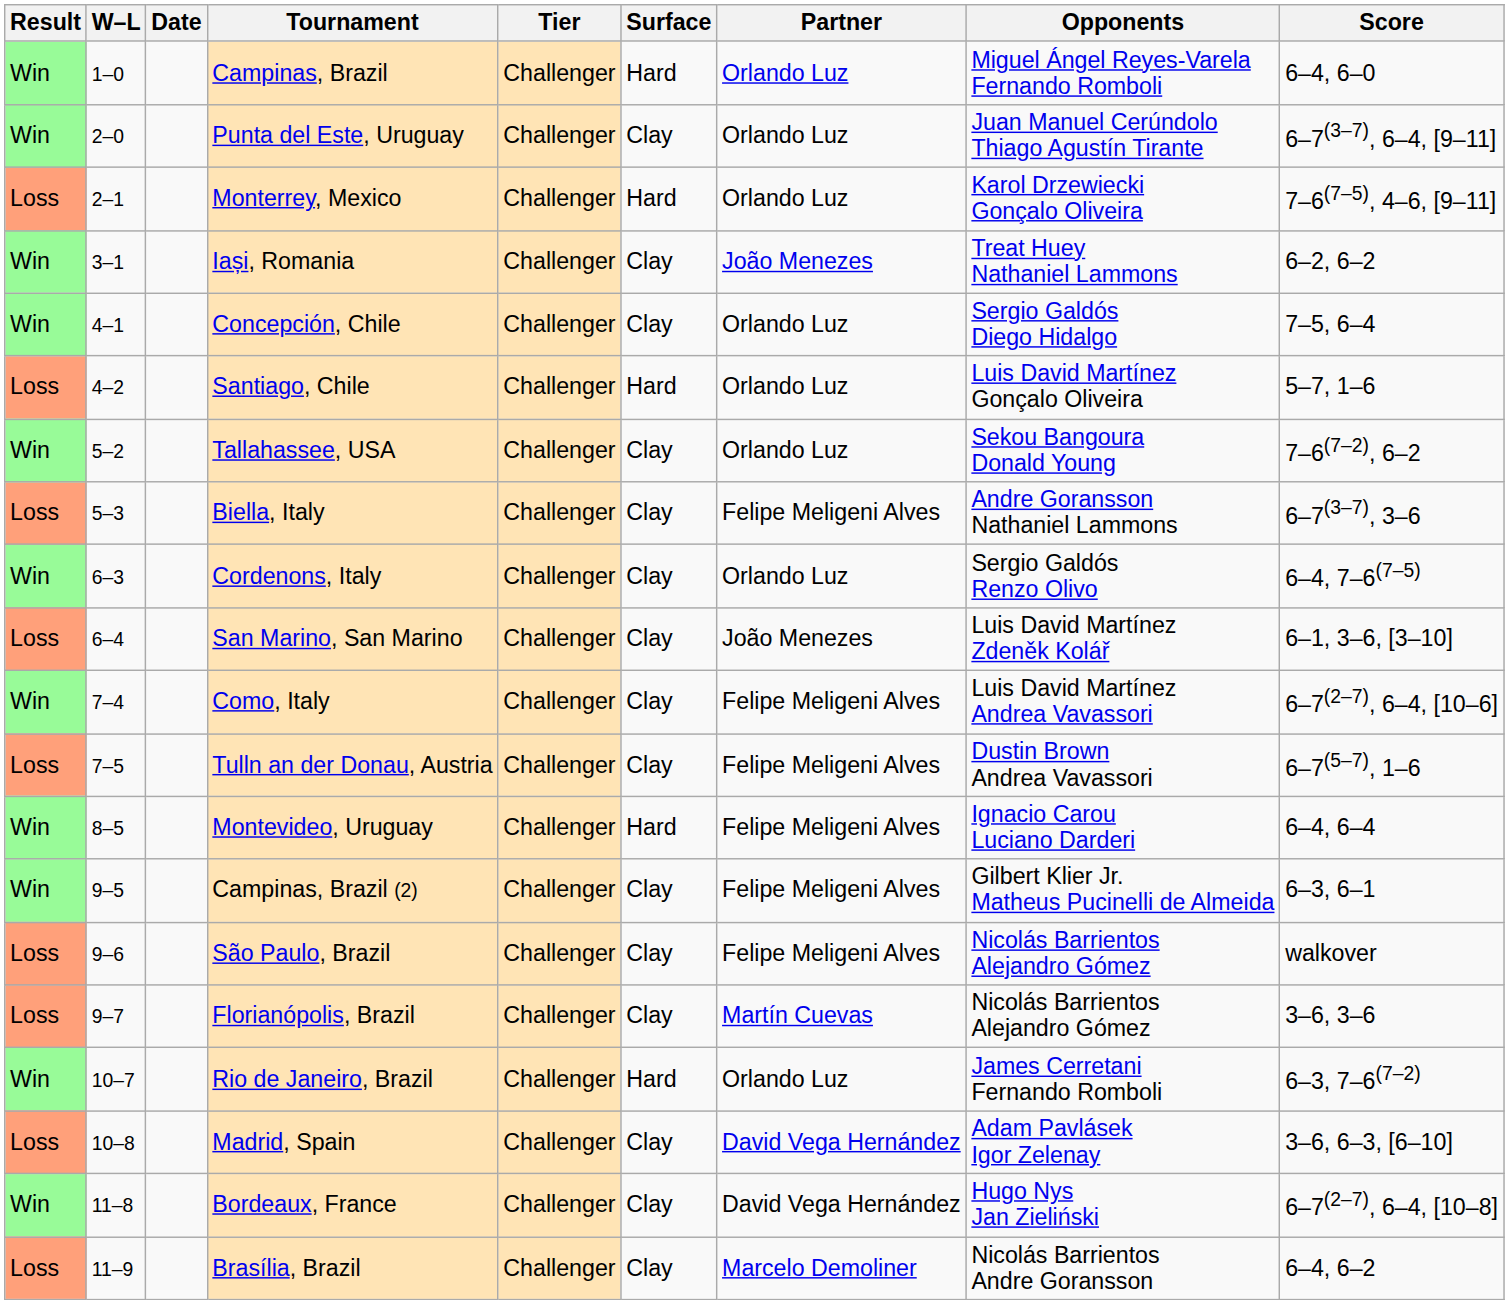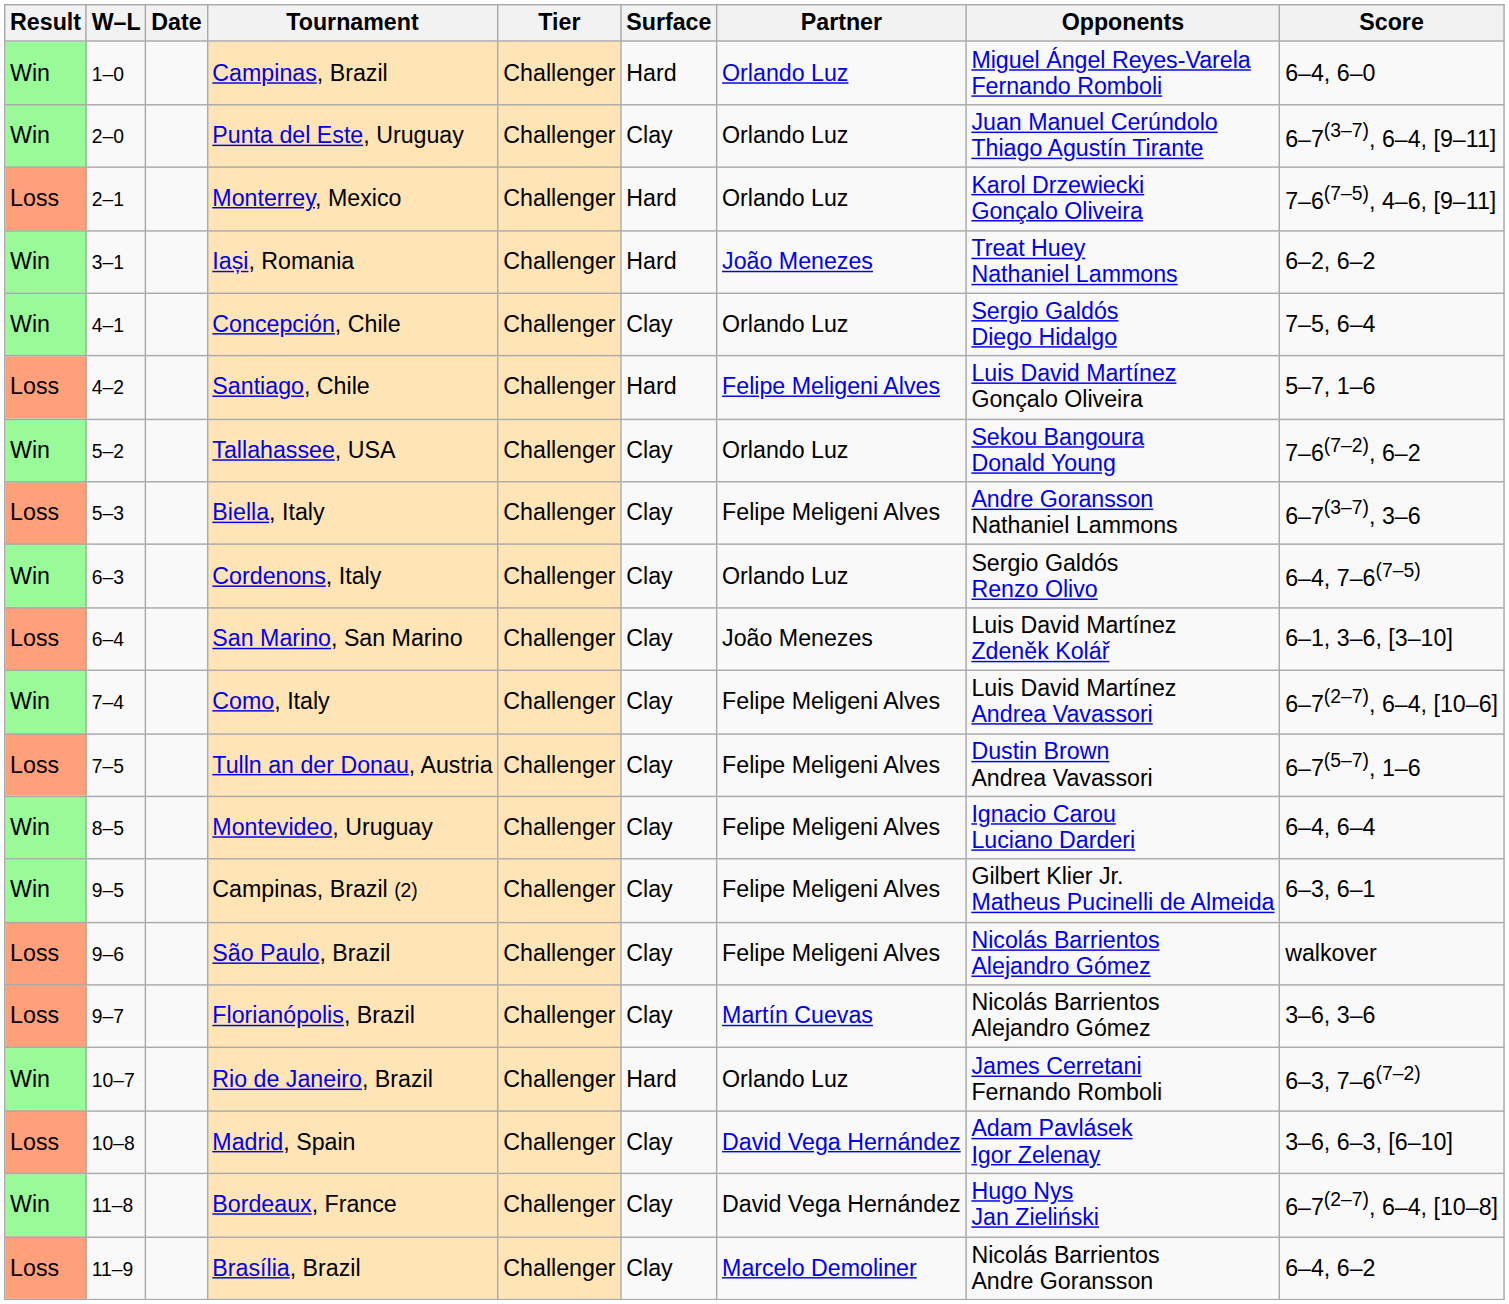(649, 261) Clay -> (651, 261) Hard
(785, 387) Orlando Luz -> (831, 387) Felipe Meligeni Alves
(651, 827) Hard -> (649, 827) Clay
